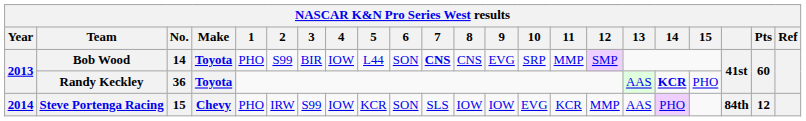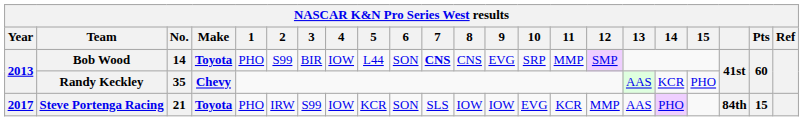(179, 82) 36 -> (179, 82) 35
(214, 82) Toyota -> (214, 82) Chevy
(672, 82) bold -> (671, 82) normal
(20, 104) 2014 -> (20, 104) 2017
(179, 104) 15 -> (179, 104) 21
(214, 104) Chevy -> (214, 104) Toyota
(763, 104) 12 -> (761, 104) 15
